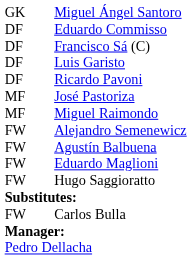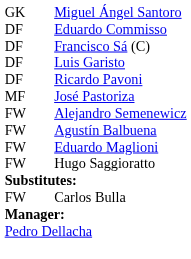- row: (106, 113)
